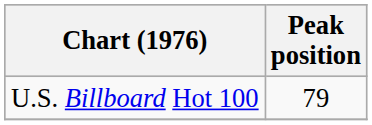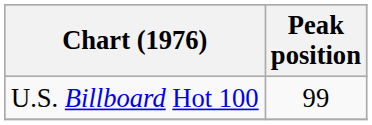(316, 97) 79 -> (316, 97) 99
